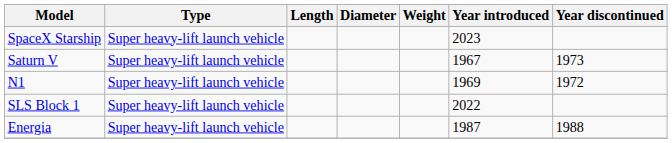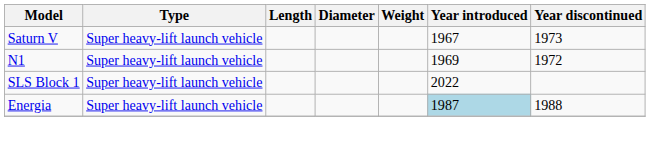- row: (54, 37)
(466, 127) no background -> (445, 104) lightblue background
